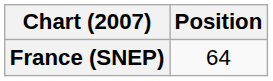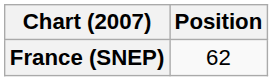(218, 57) 64 -> (218, 57) 62
